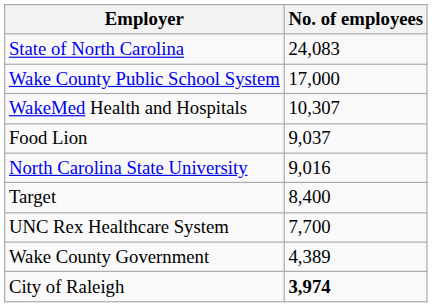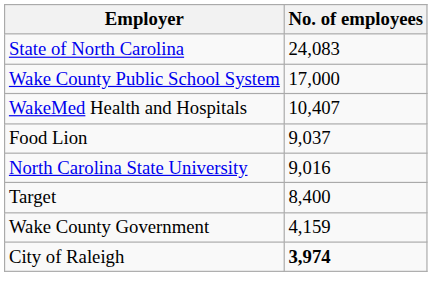(314, 108) 10,307 -> (314, 108) 10,407
- row: (119, 227)
(310, 256) 4,389 -> (310, 227) 4,159
